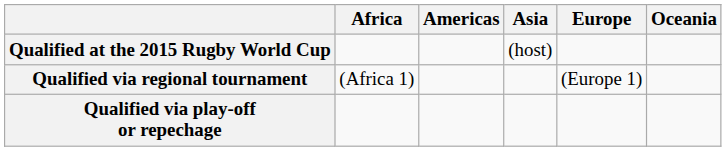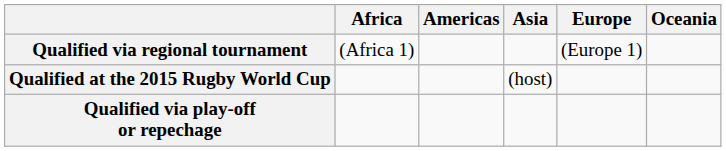rows swapped: (170, 49) <-> (170, 79)
